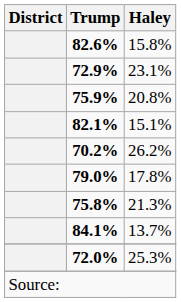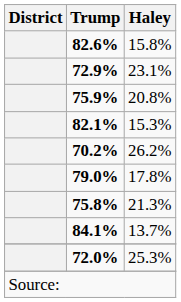(150, 124) 15.1% -> (150, 124) 15.3%
